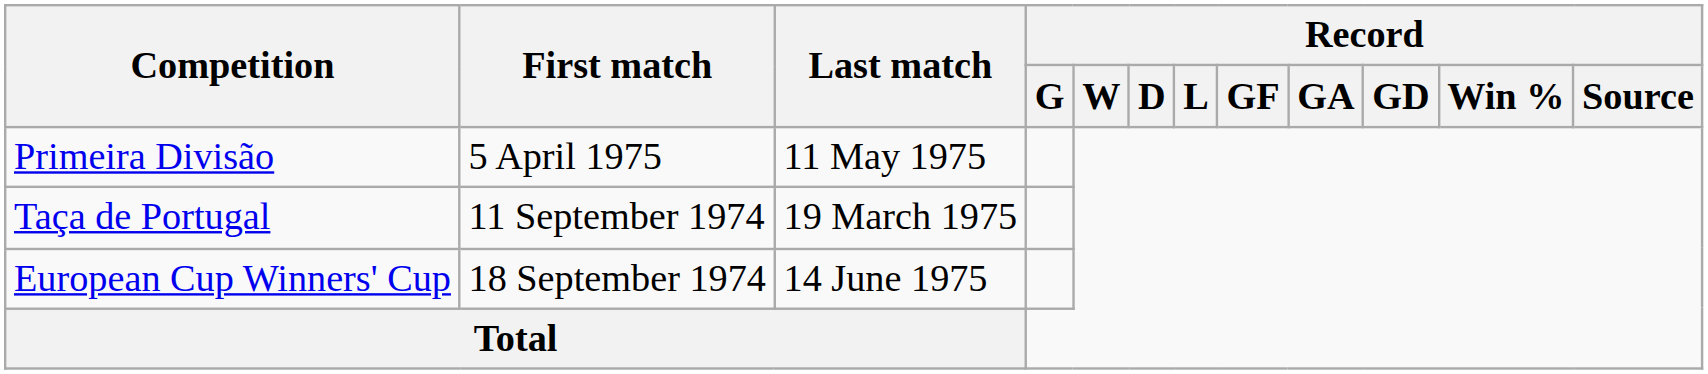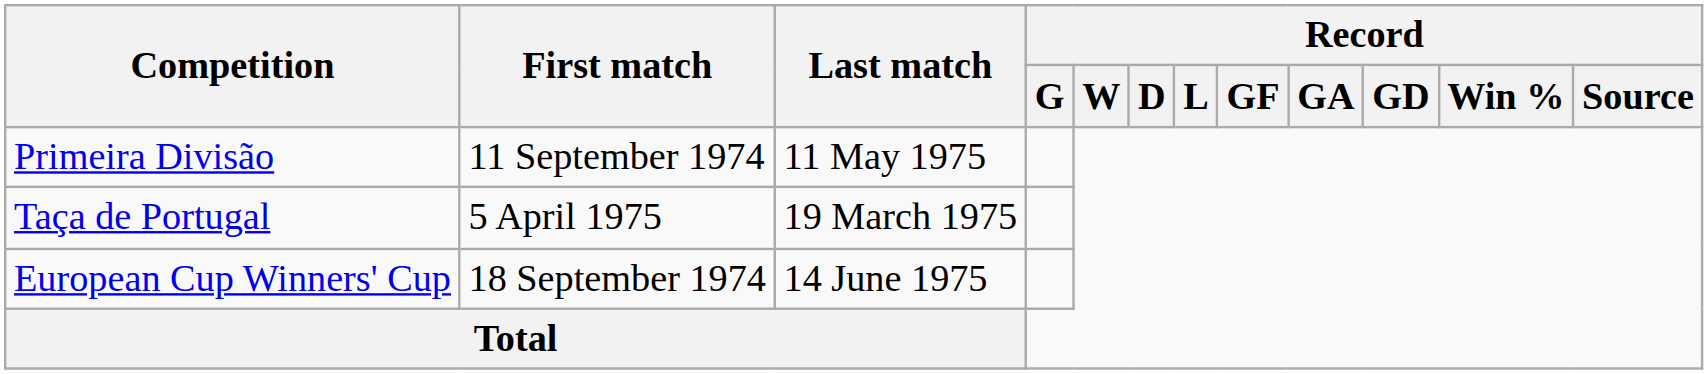(565, 156) 5 April 1975 -> (617, 156) 11 September 1974
(617, 216) 11 September 1974 -> (565, 216) 5 April 1975
